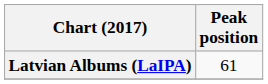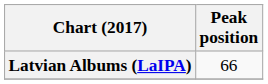(229, 65) 61 -> (229, 65) 66
